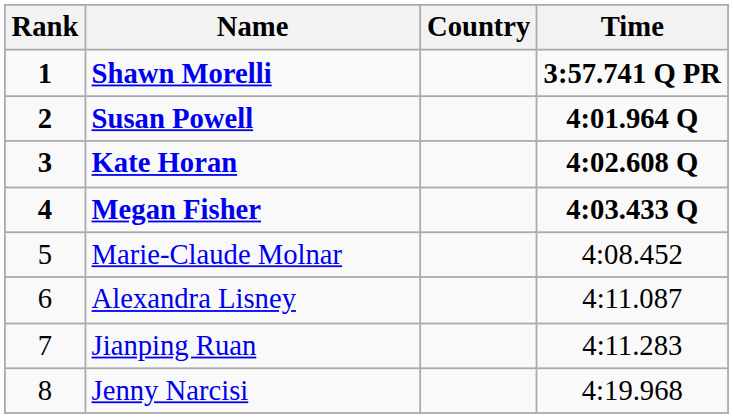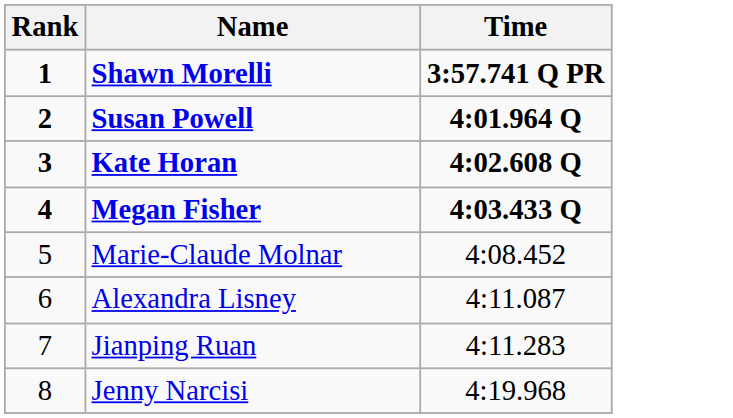- column: (479, 27)
